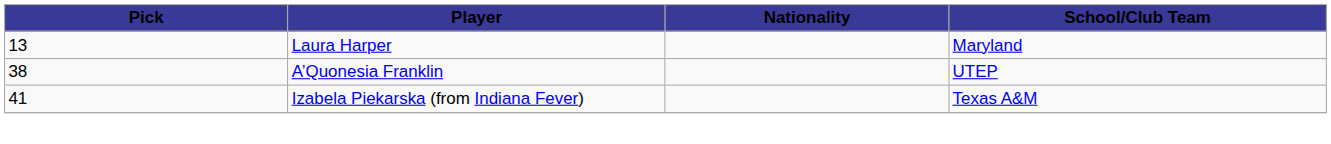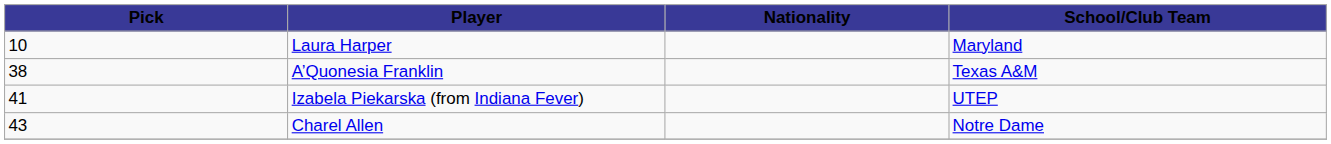(18, 44) 13 -> (18, 44) 10
(975, 71) UTEP -> (995, 71) Texas A&M
(995, 98) Texas A&M -> (975, 98) UTEP
+ row: (337, 125)
